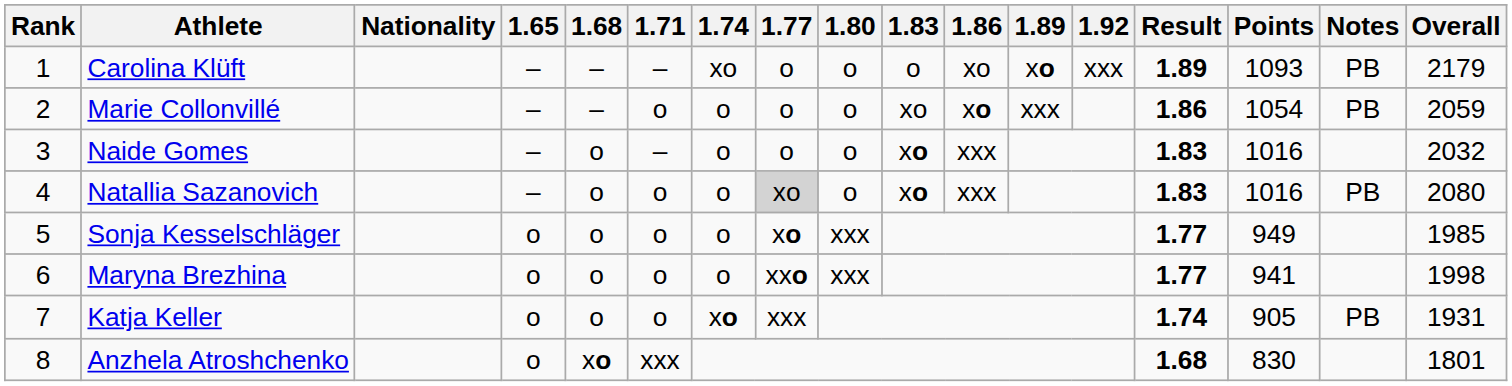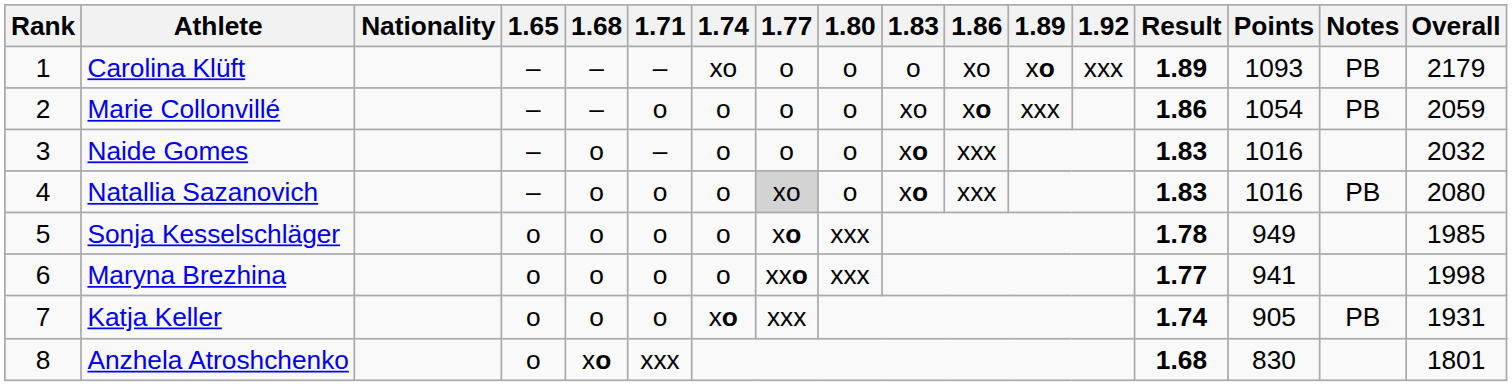(1181, 234) 1.77 -> (1181, 234) 1.78
